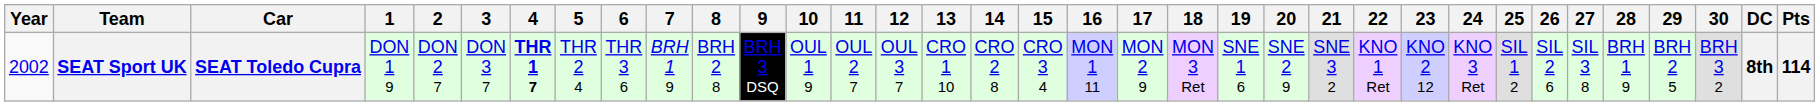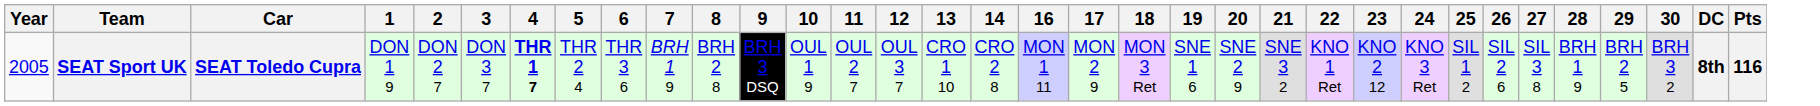- column: (1043, 18)
(29, 67) 2002 -> (29, 67) 2005
(1796, 67) 114 -> (1748, 67) 116
